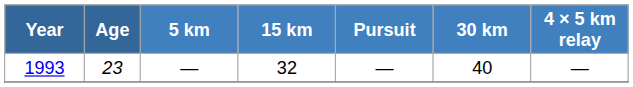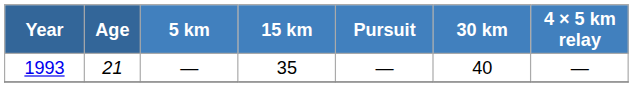(112, 68) 23 -> (112, 68) 21
(287, 68) 32 -> (287, 68) 35
